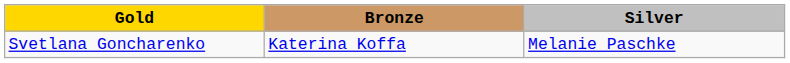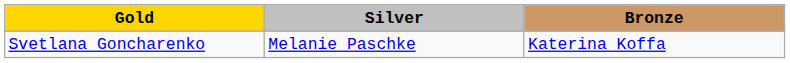columns swapped: (654, 18) <-> (394, 18)
